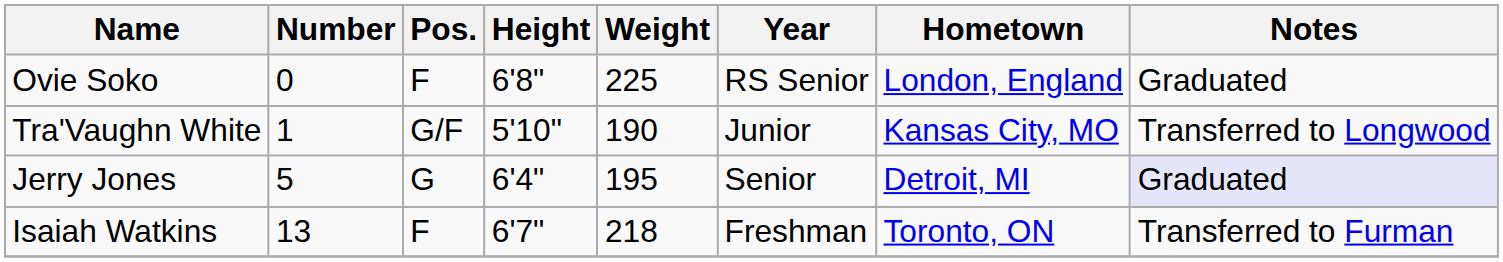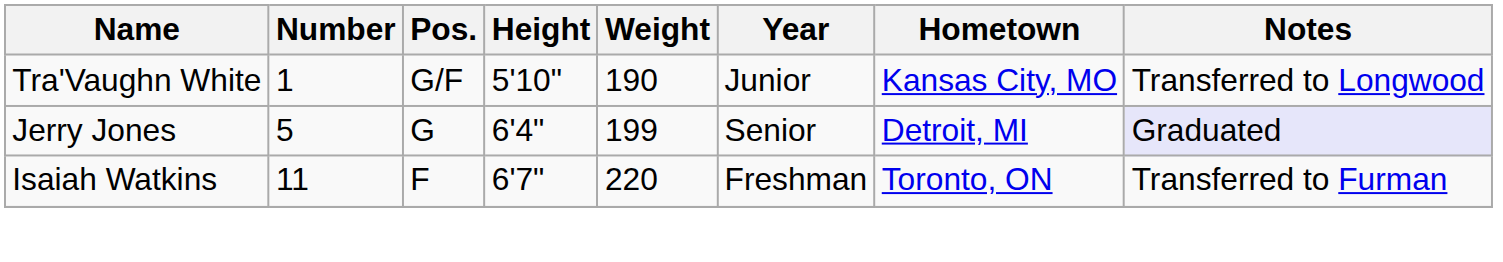- row: (85, 79)
(631, 180) 195 -> (631, 130) 199
(294, 230) 13 -> (292, 180) 11
(631, 230) 218 -> (631, 180) 220
